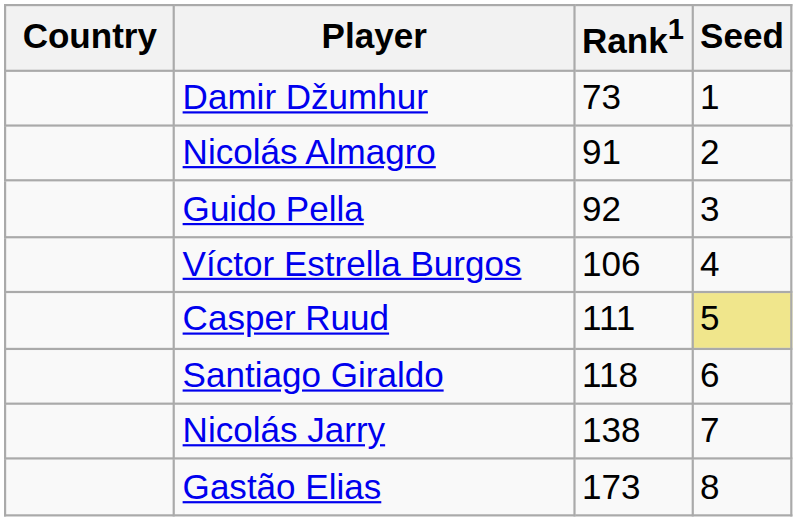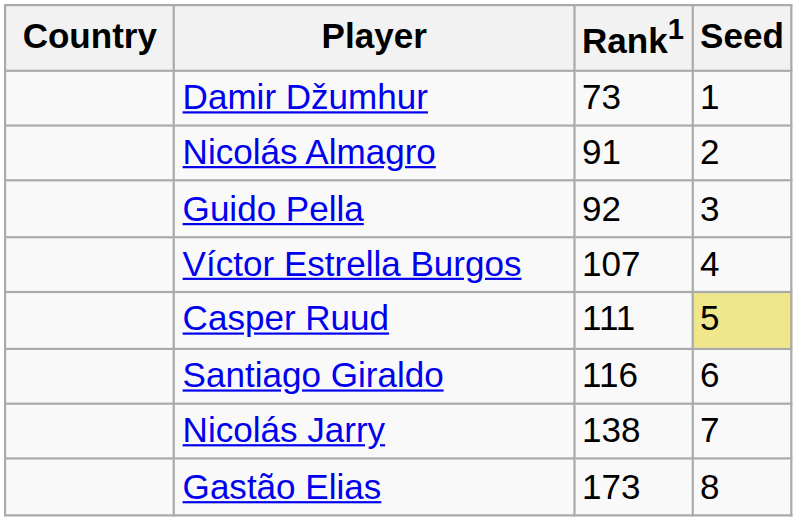(611, 264) 106 -> (611, 264) 107
(610, 375) 118 -> (610, 375) 116
